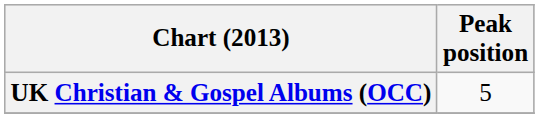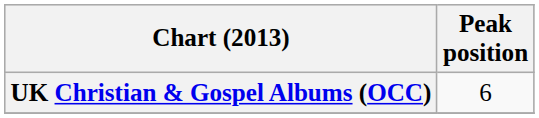(486, 92) 5 -> (486, 92) 6
